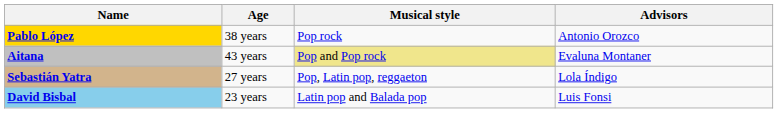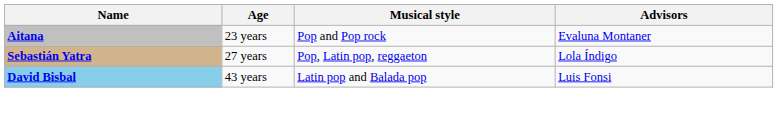- row: (41, 35)
(246, 56) 43 years -> (246, 35) 23 years
(342, 56) khaki background -> (342, 35) no background
(246, 97) 23 years -> (246, 77) 43 years
